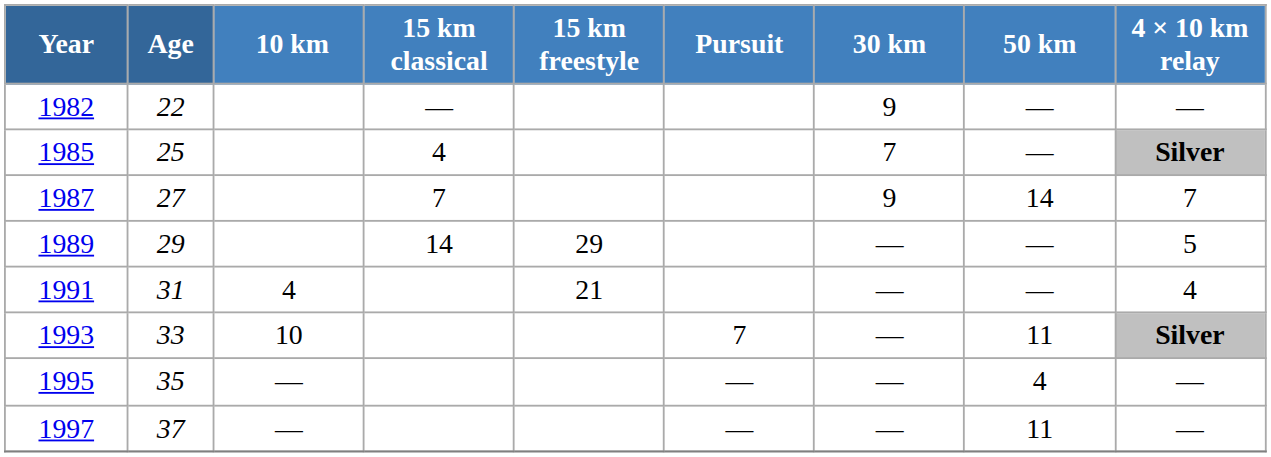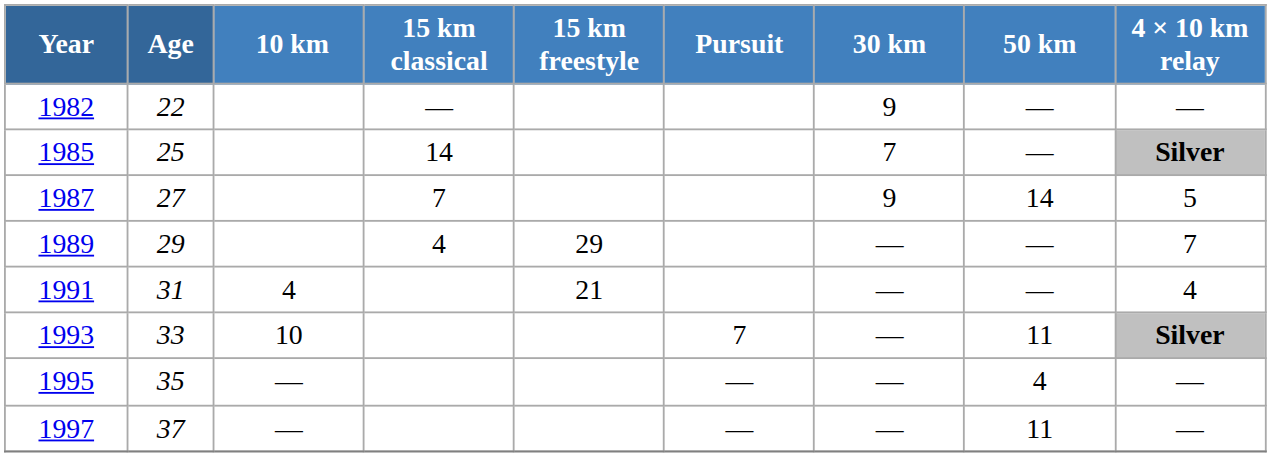(439, 152) 4 -> (439, 152) 14
(1190, 198) 7 -> (1190, 198) 5
(439, 244) 14 -> (439, 244) 4
(1190, 244) 5 -> (1190, 244) 7
